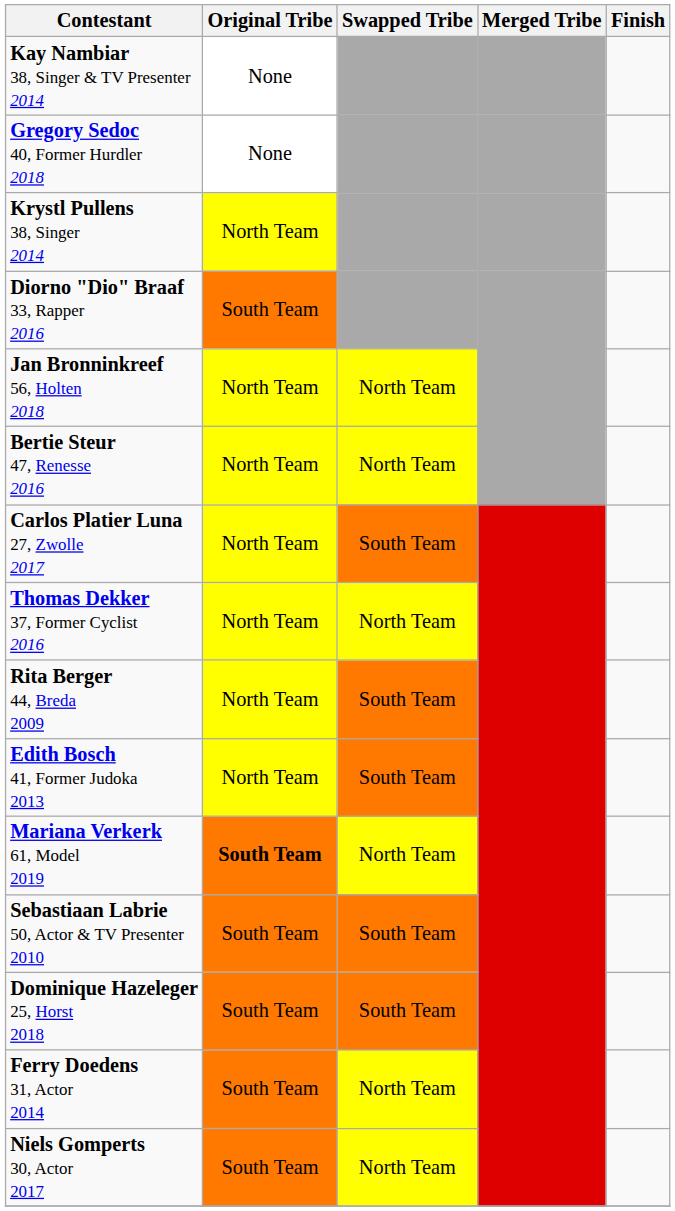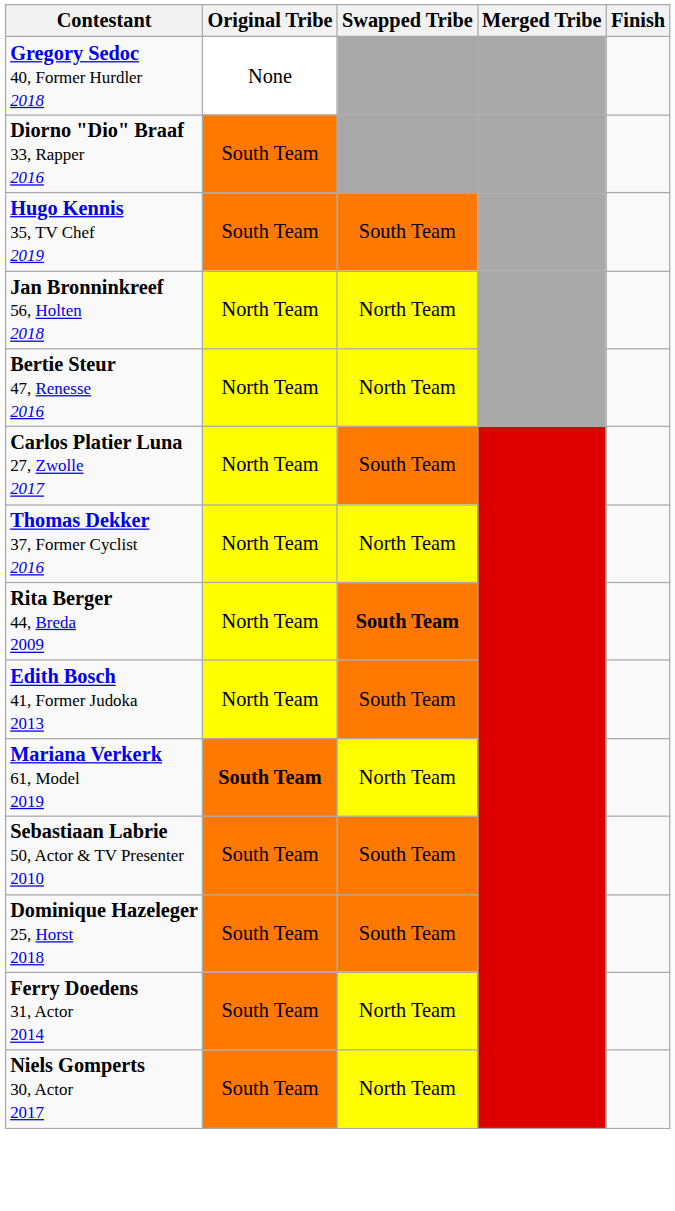- row: (100, 75)
- row: (72, 231)
+ row: (67, 231)
(407, 699) normal -> (407, 621) bold
